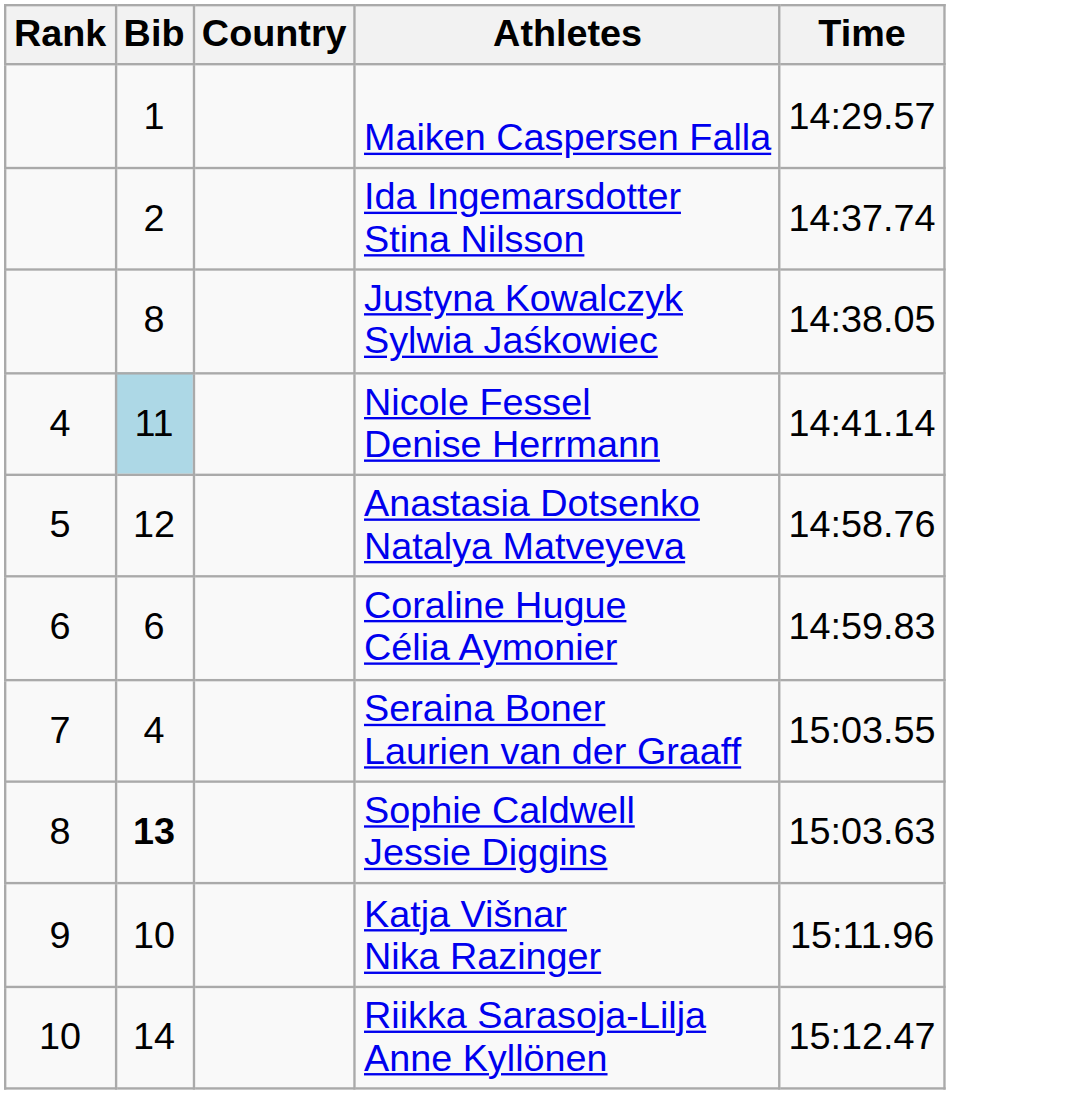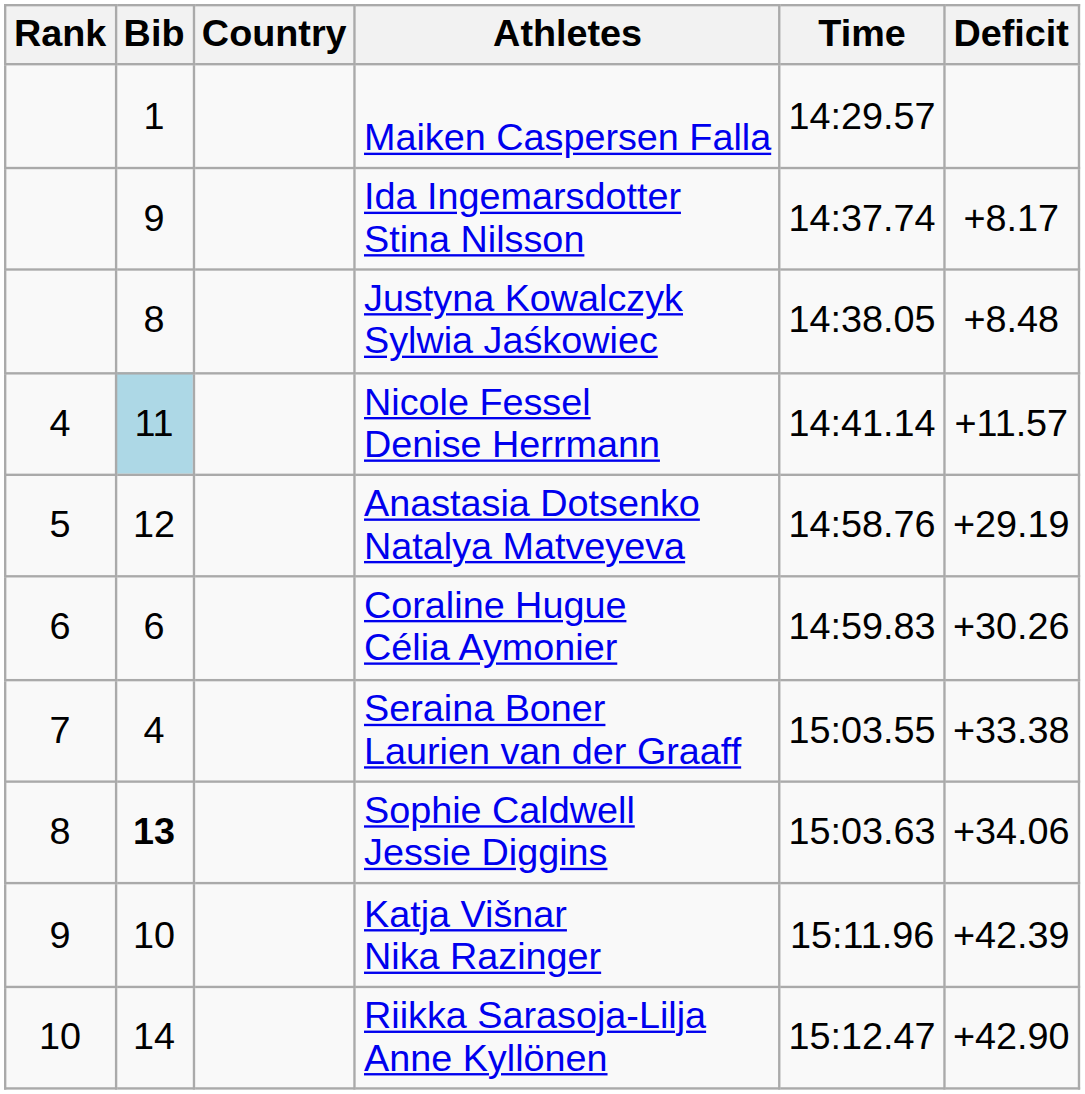+ column: (1011, 34)
(154, 217) 2 -> (154, 217) 9
